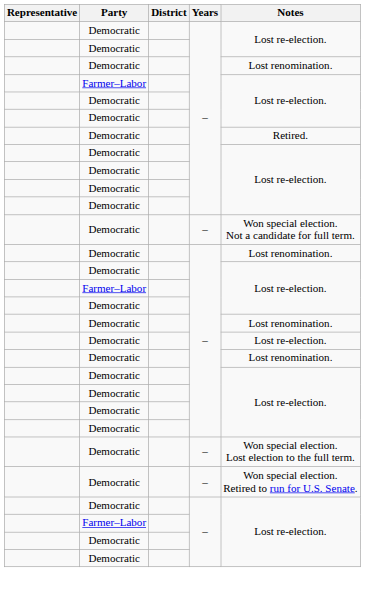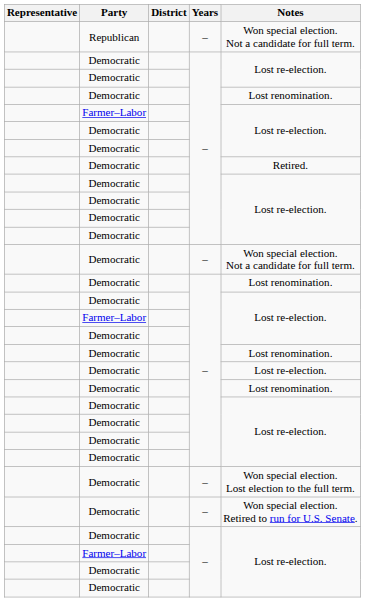+ row: (42, 37)
